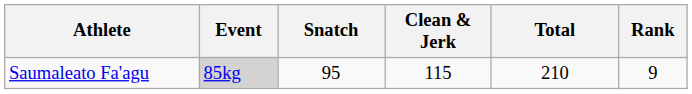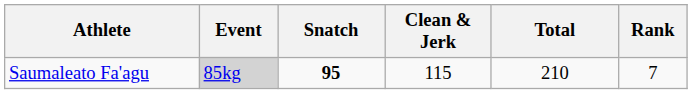(331, 72) normal -> (331, 72) bold
(653, 72) 9 -> (653, 72) 7
